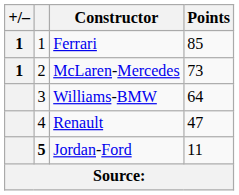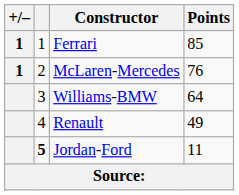(195, 70) 73 -> (195, 70) 76
(195, 123) 47 -> (195, 123) 49
